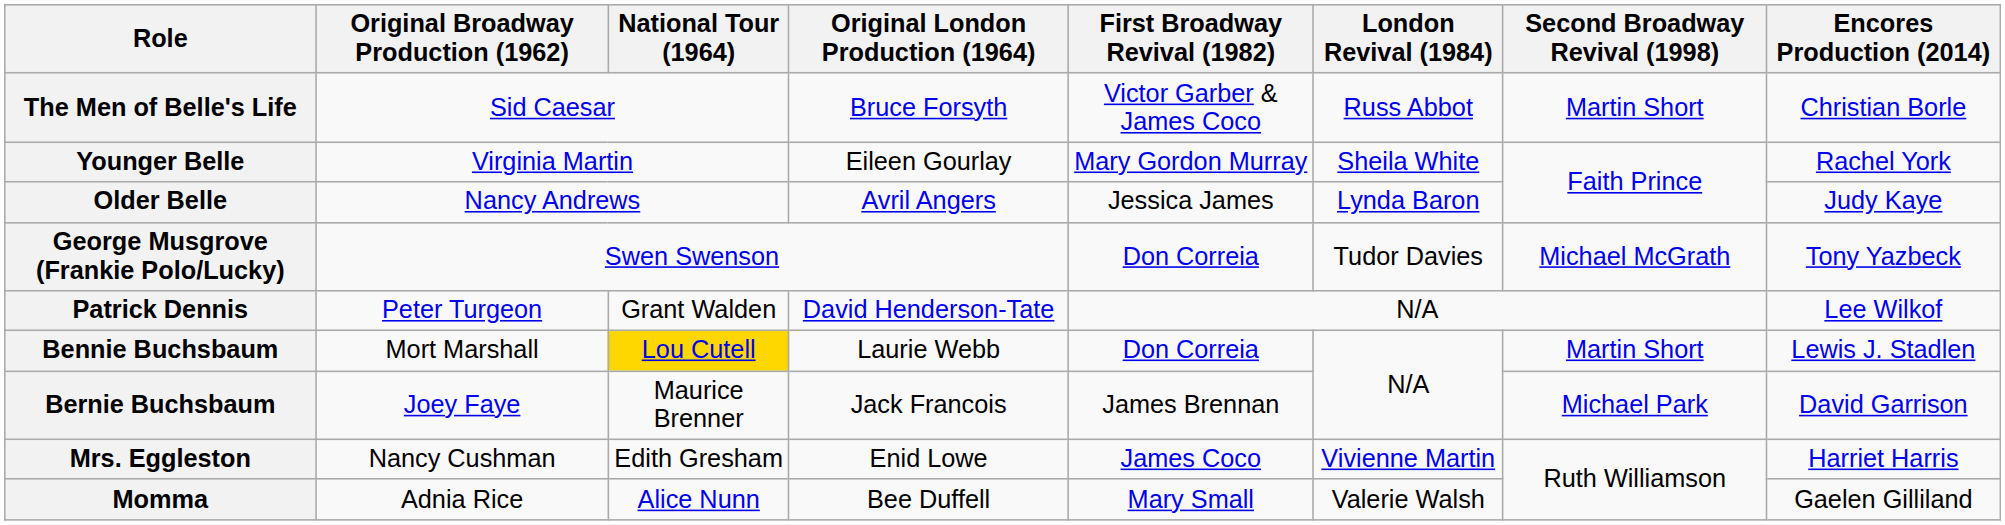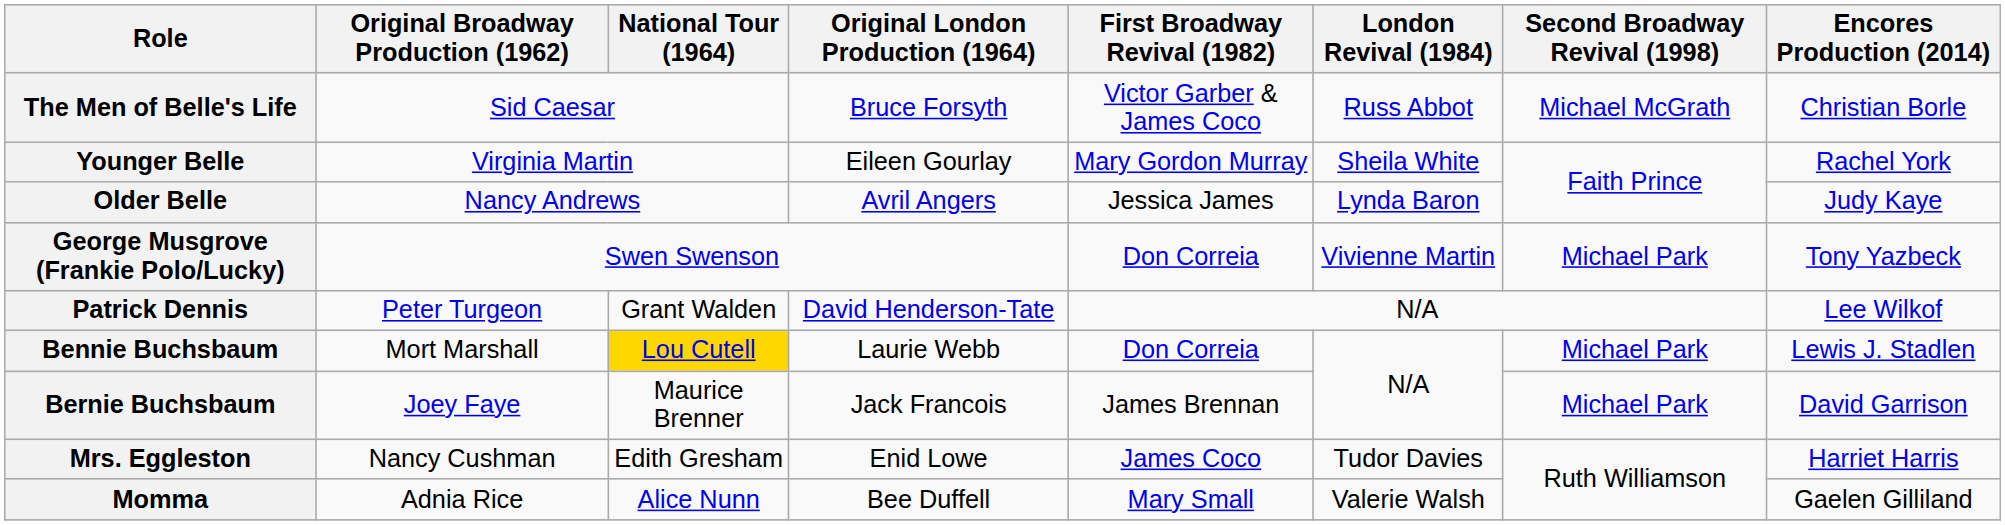(1635, 107) Martin Short -> (1635, 107) Michael McGrath
(1408, 256) Tudor Davies -> (1408, 256) Vivienne Martin
(1635, 256) Michael McGrath -> (1635, 256) Michael Park
(1635, 350) Martin Short -> (1635, 350) Michael Park
(1408, 459) Vivienne Martin -> (1408, 459) Tudor Davies
